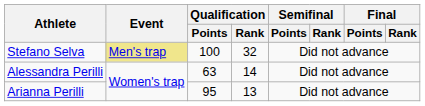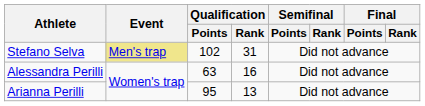(209, 53) 100 -> (209, 53) 102
(250, 53) 32 -> (250, 53) 31
(250, 72) 14 -> (250, 72) 16
